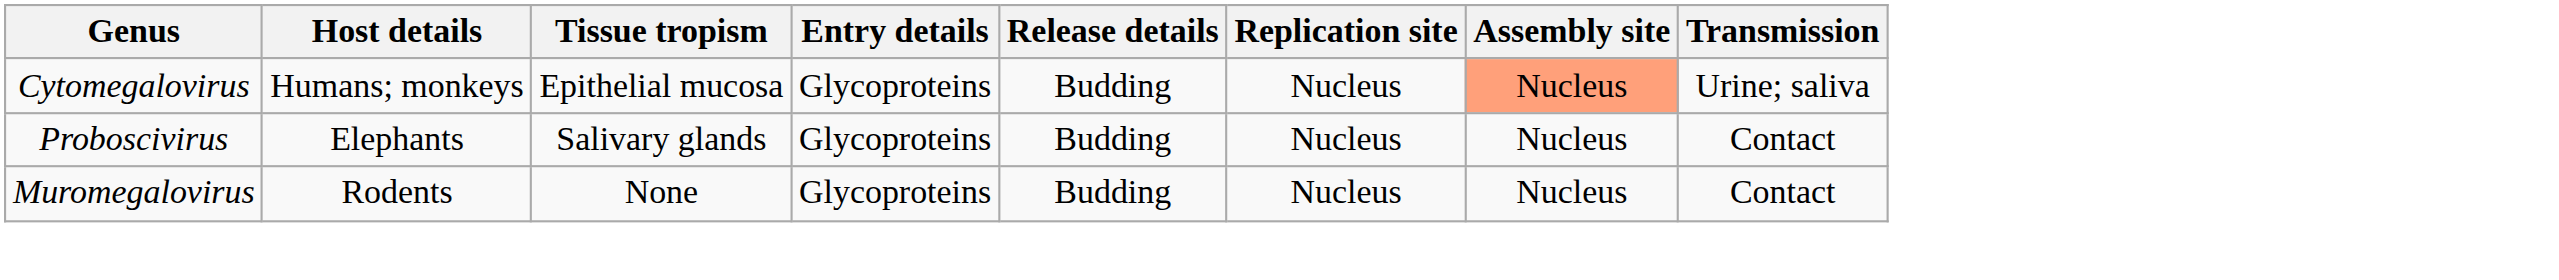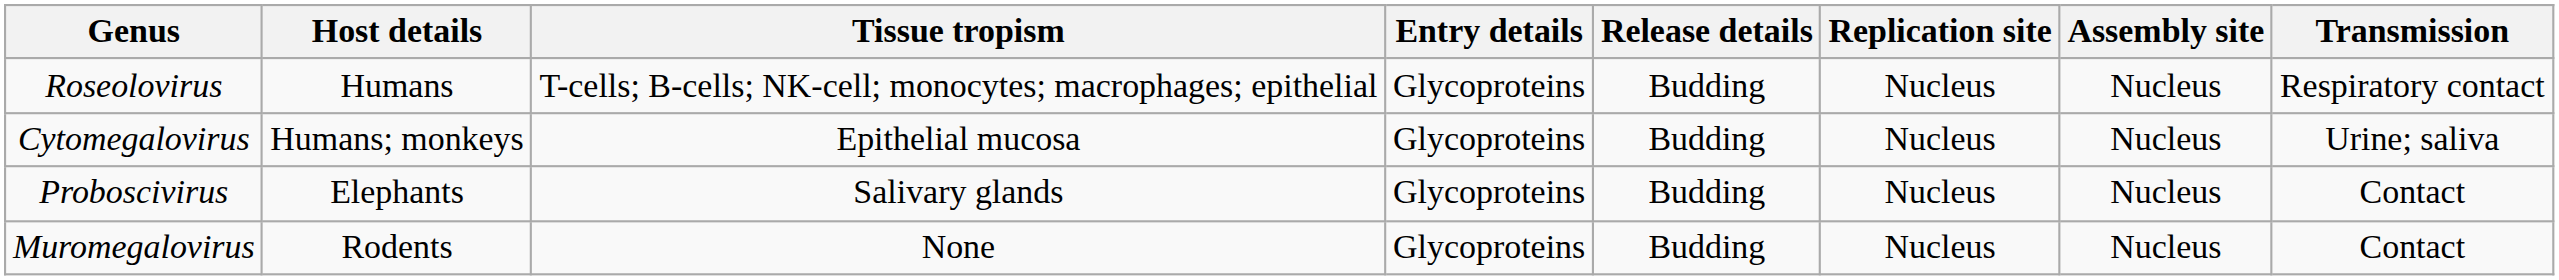+ row: (134, 85)
(1572, 85) lightsalmon background -> (2166, 138) no background
